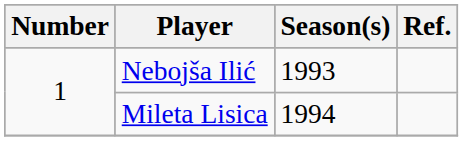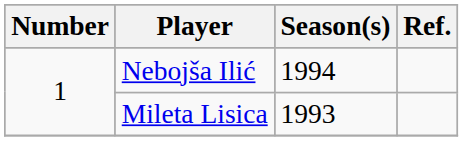(308, 69) 1993 -> (308, 69) 1994
(308, 113) 1994 -> (308, 113) 1993
